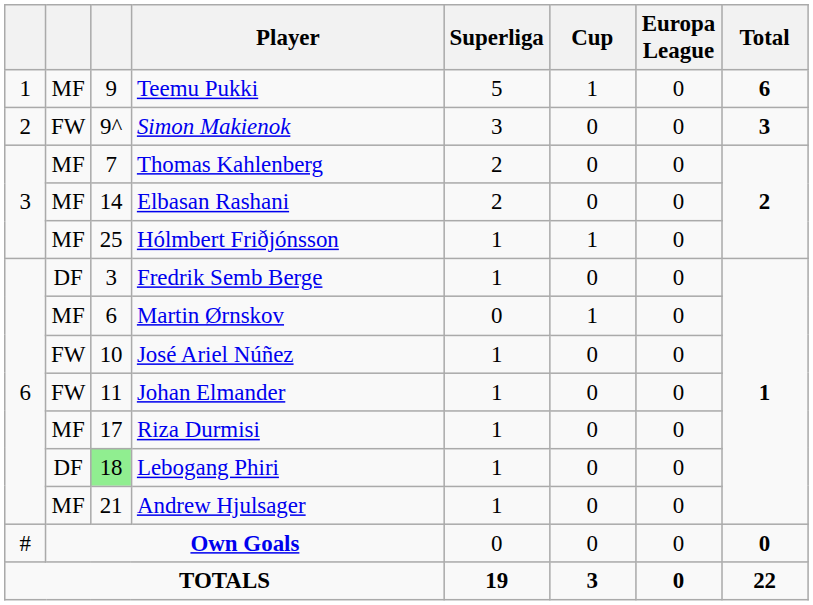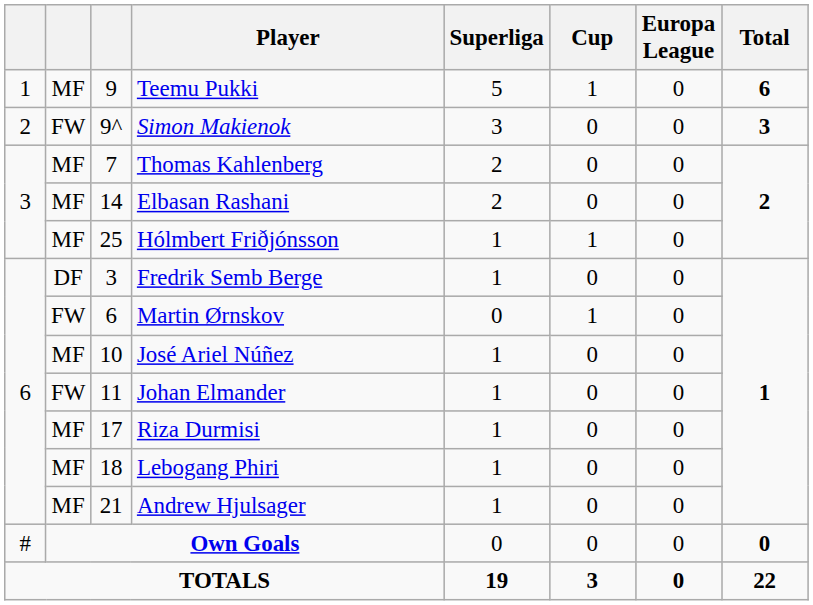(68, 315) MF -> (68, 315) FW
(68, 353) FW -> (68, 353) MF
(68, 467) DF -> (68, 467) MF
(111, 467) lightgreen background -> (111, 467) no background
